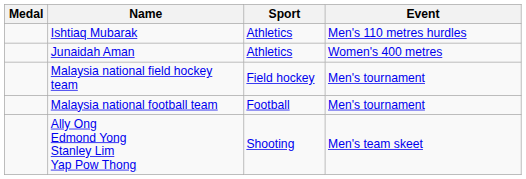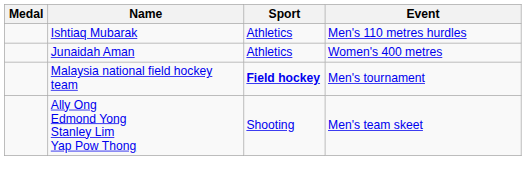(281, 78) normal -> (283, 78) bold
- row: (134, 104)
